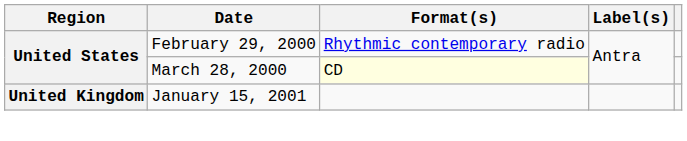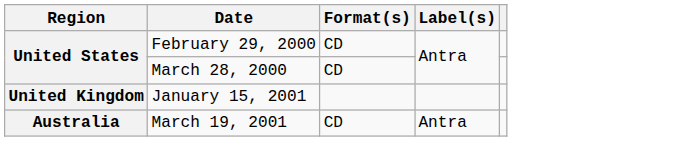(454, 44) Rhythmic contemporary radio -> (333, 44) CD
(333, 70) lightyellow background -> (333, 70) no background
+ row: (219, 123)
